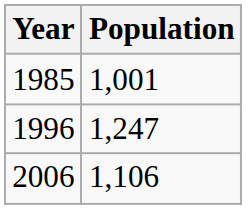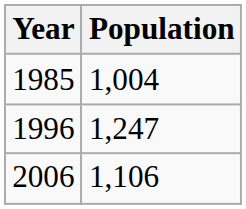(124, 78) 1,001 -> (124, 78) 1,004
